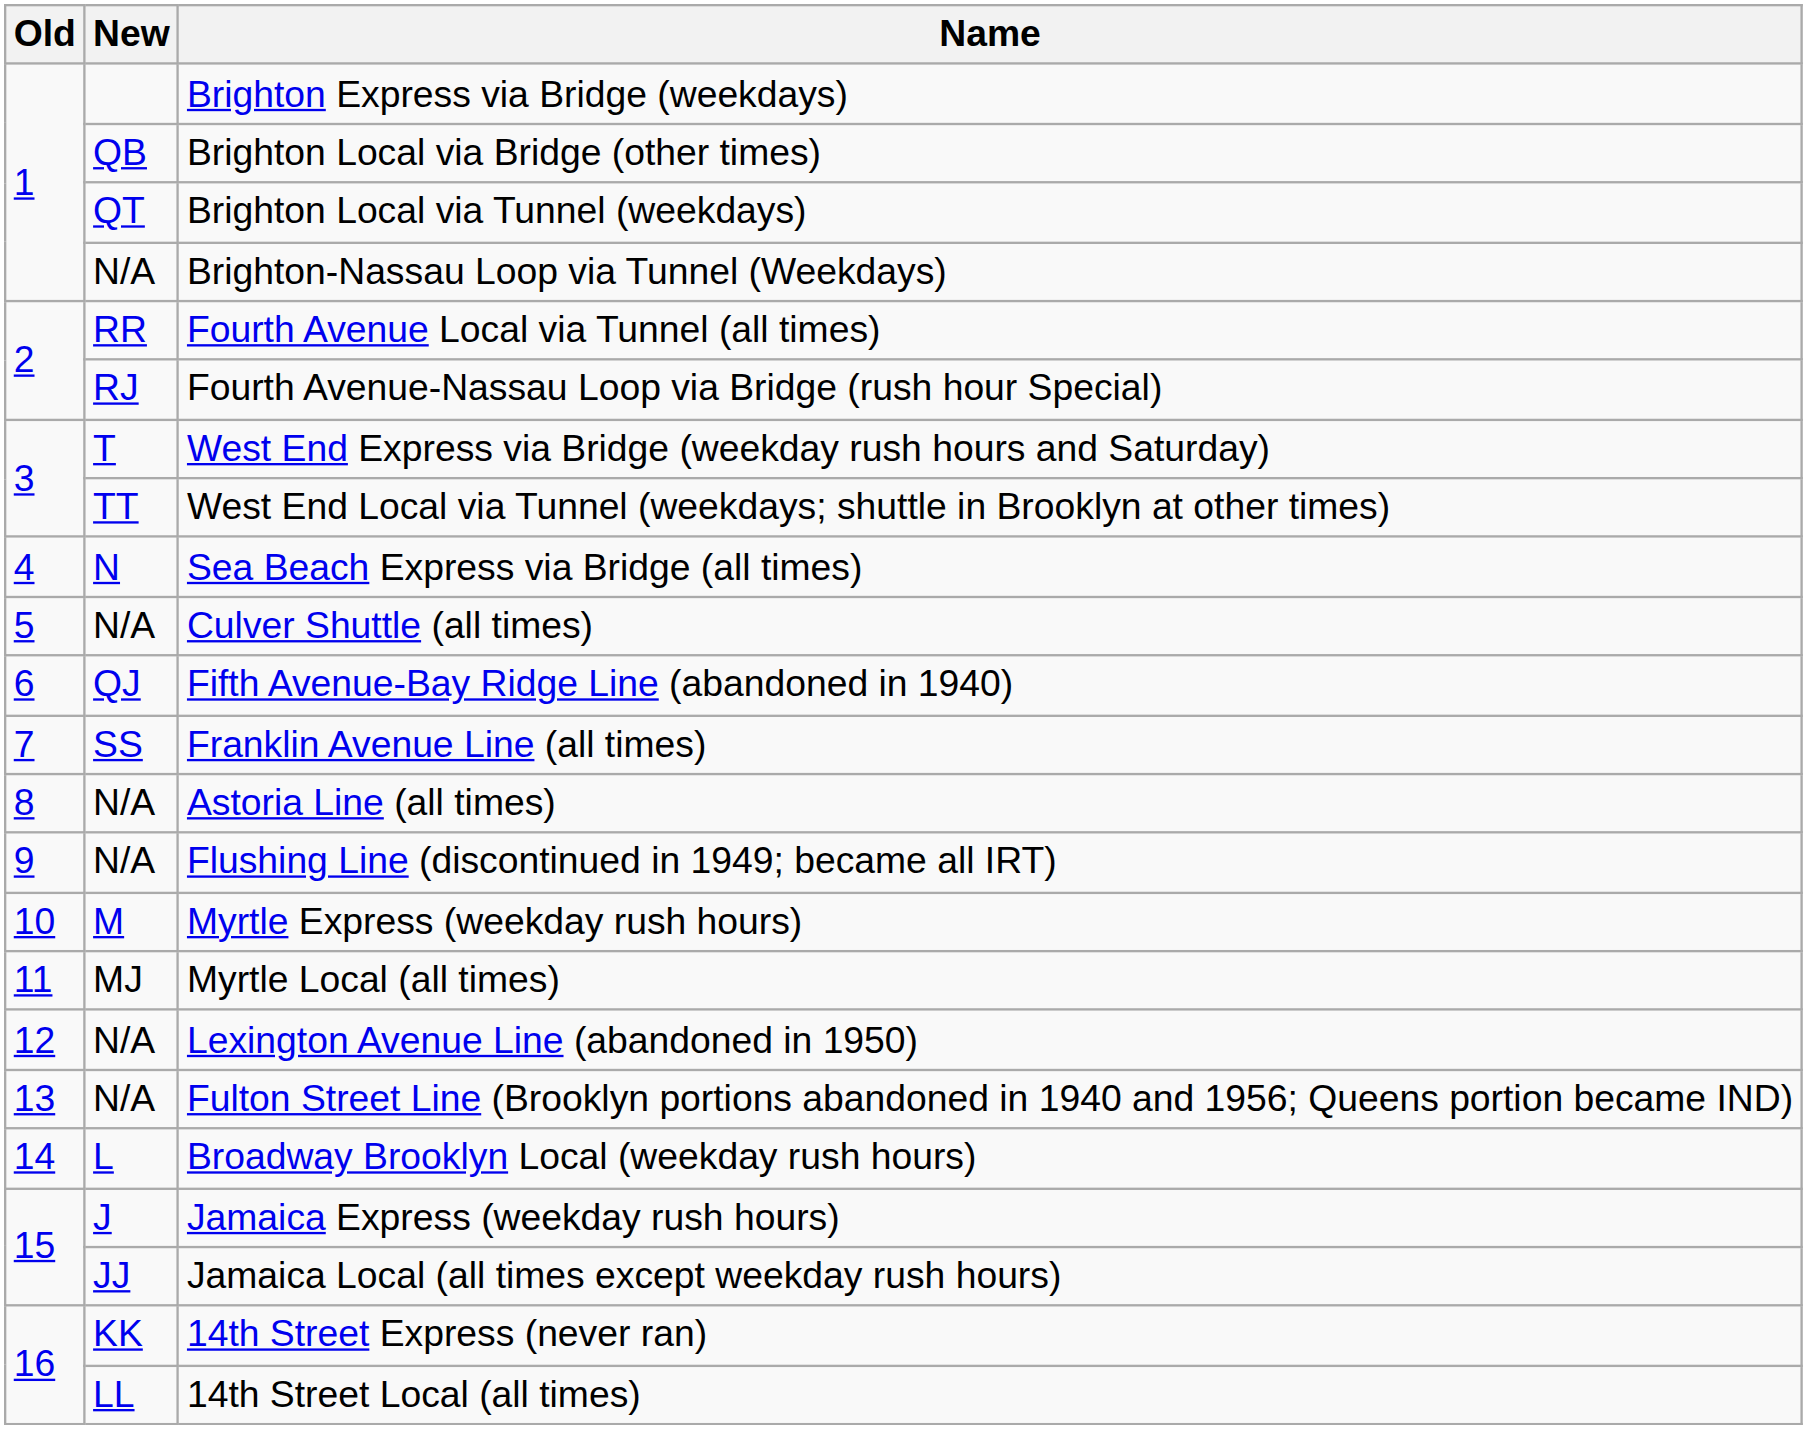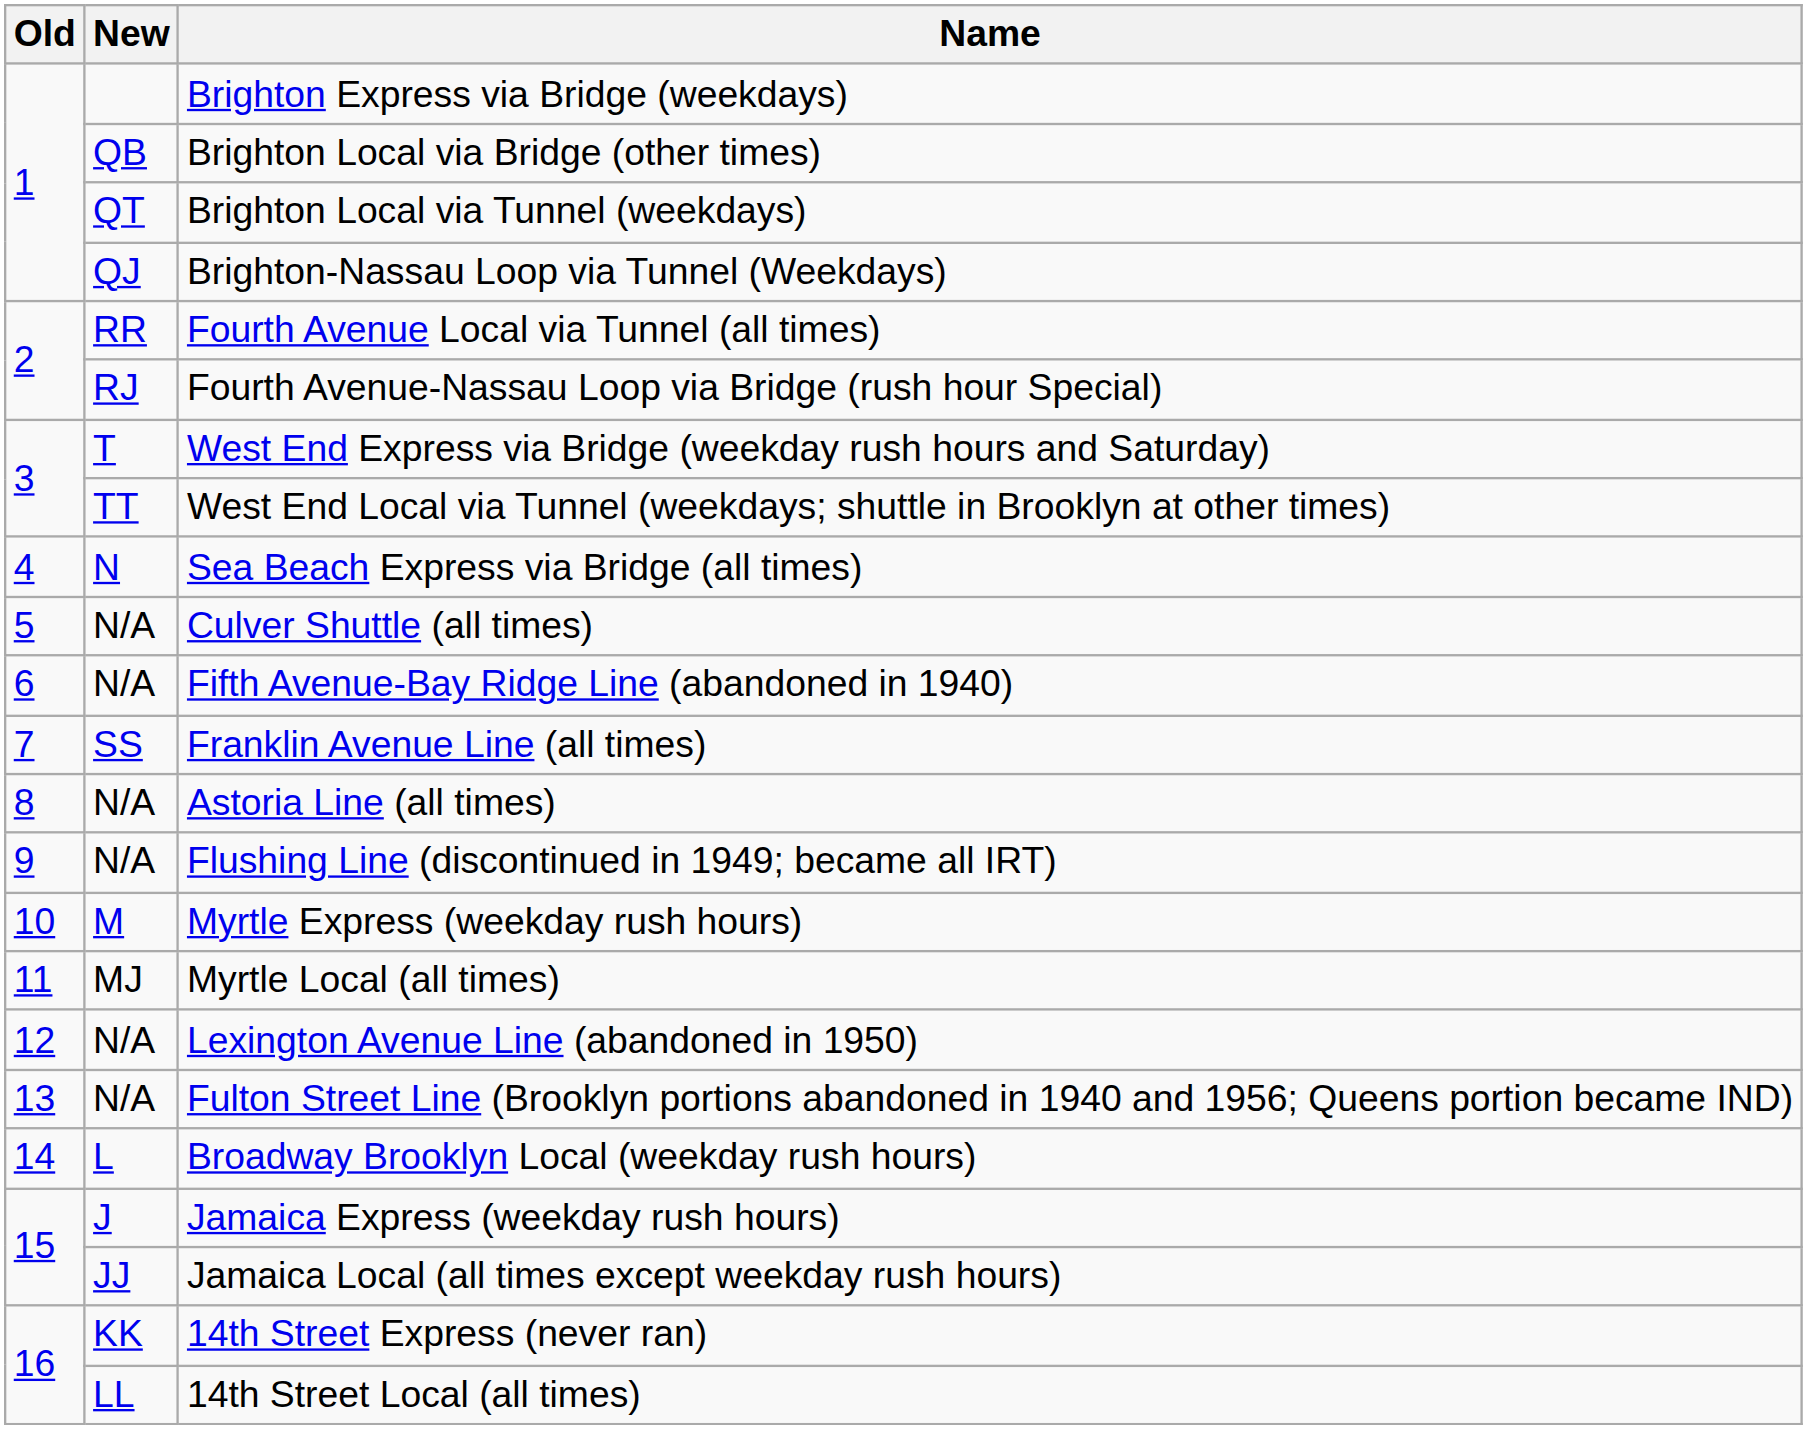(124, 270) N/A -> (117, 270) QJ
(117, 684) QJ -> (124, 684) N/A
